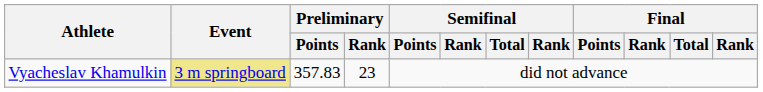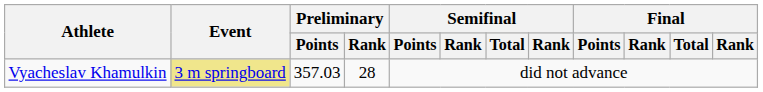(317, 73) 357.83 -> (317, 73) 357.03
(367, 73) 23 -> (367, 73) 28
